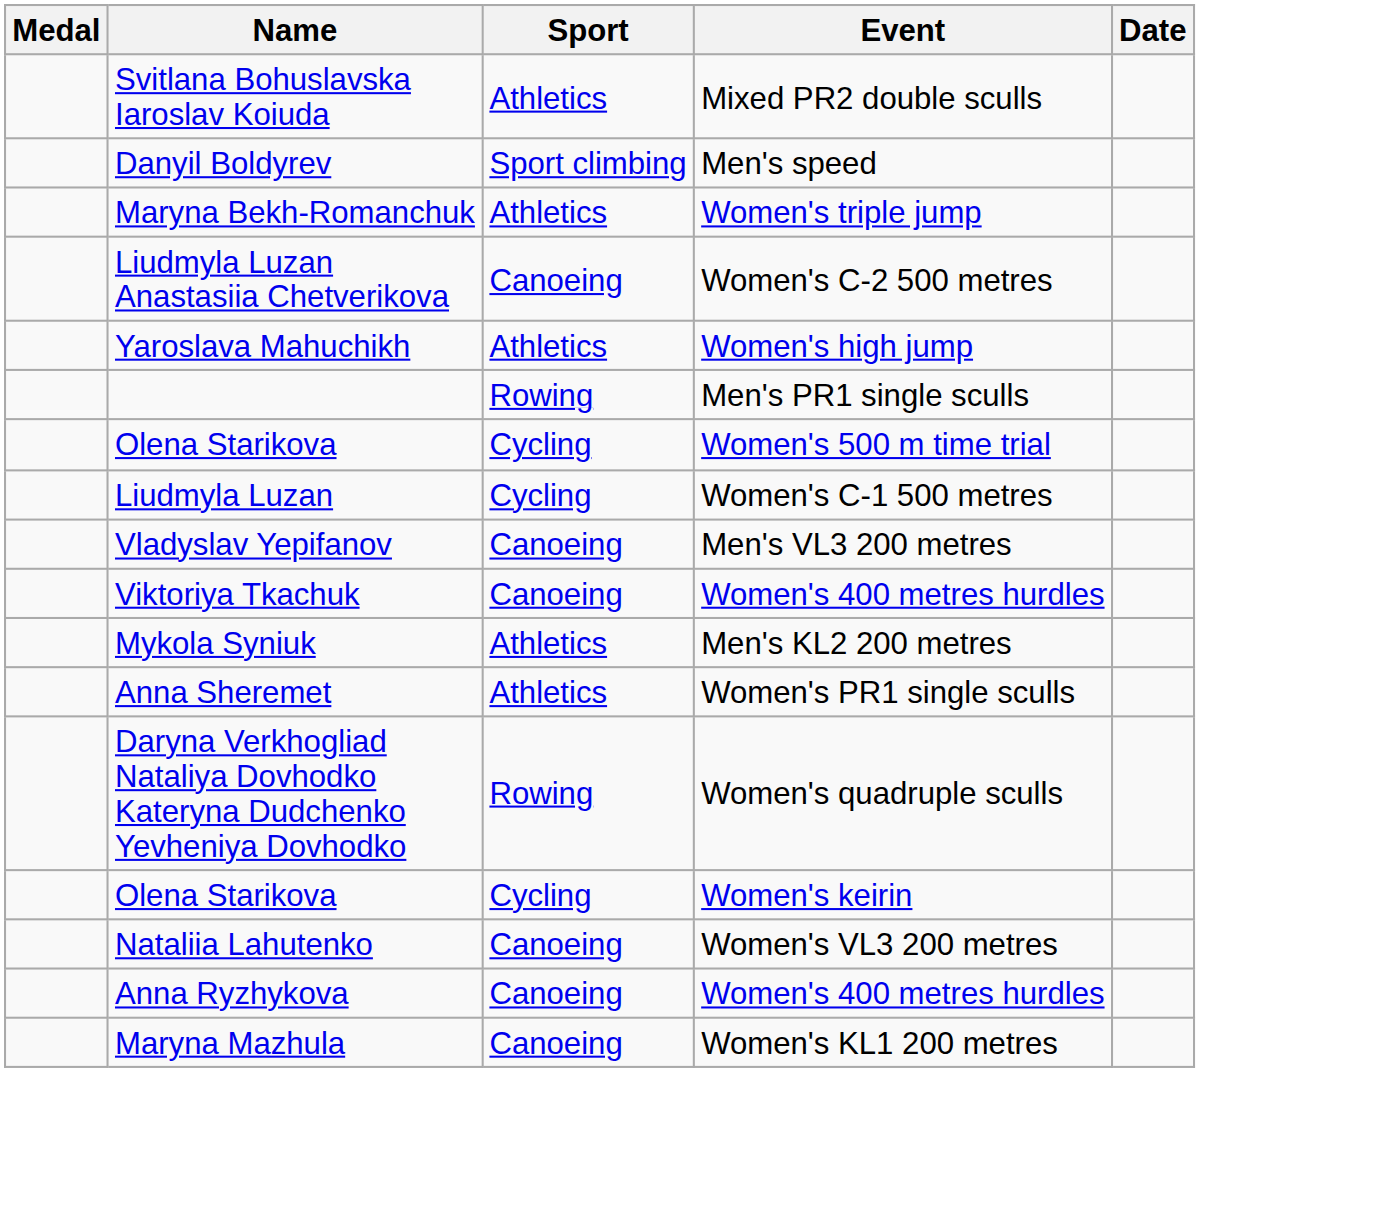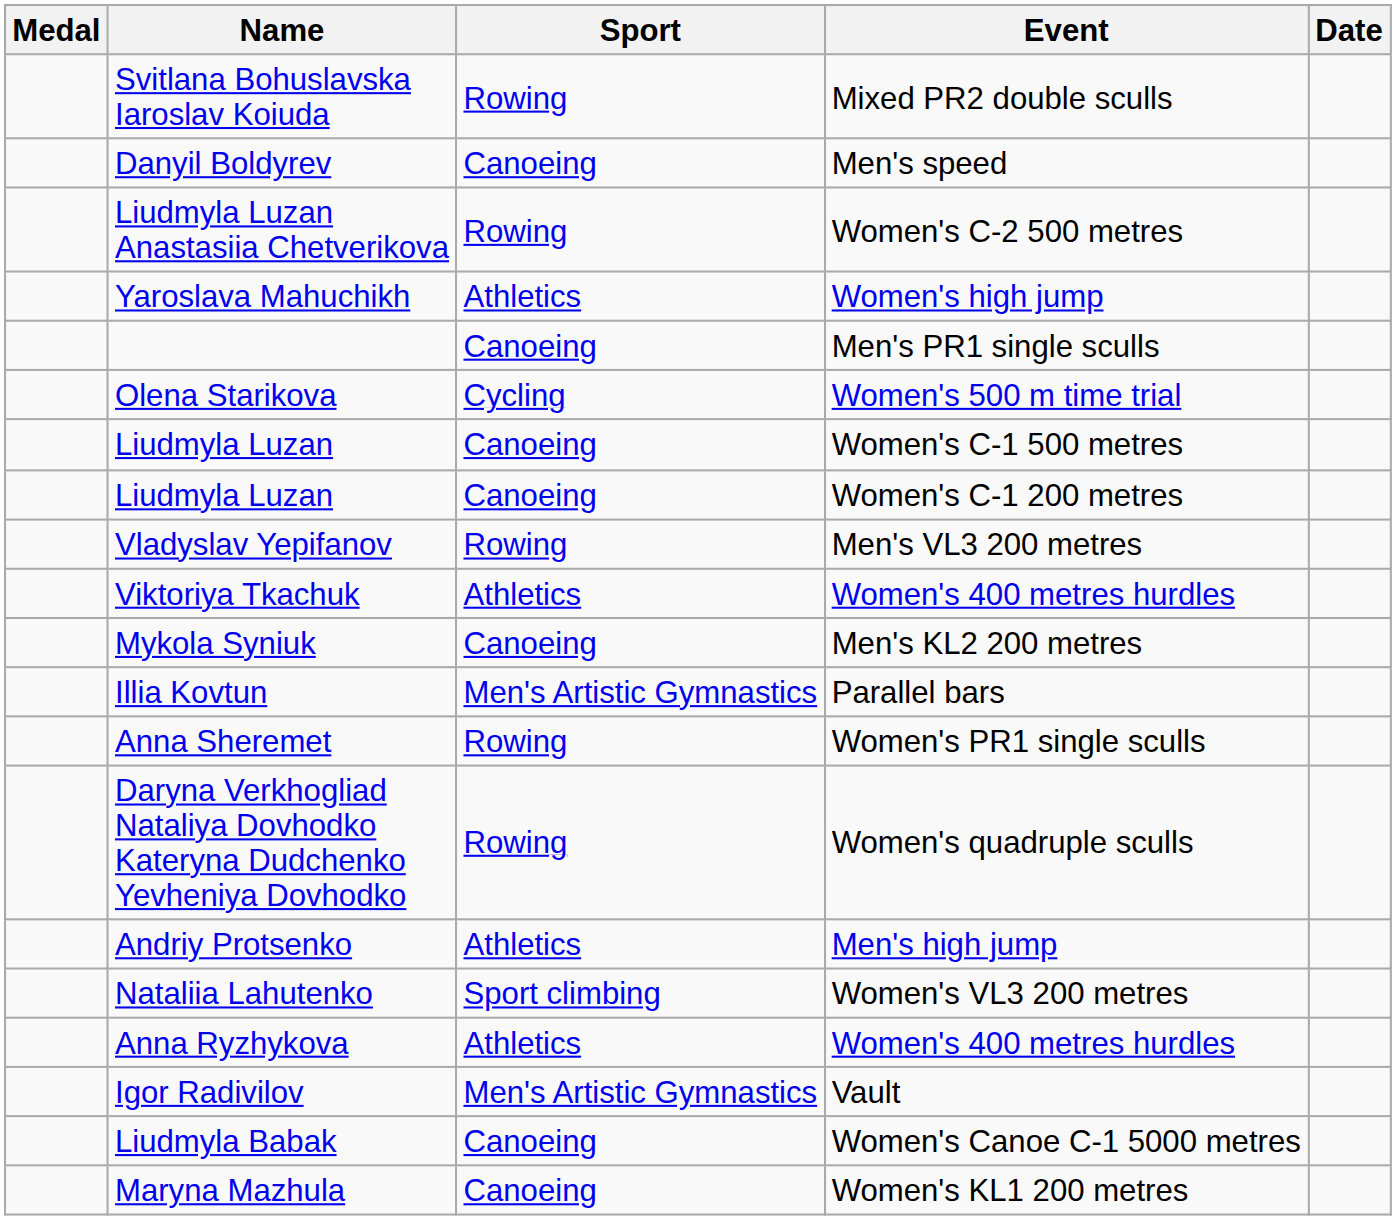(548, 97) Athletics -> (515, 97) Rowing
(588, 163) Sport climbing -> (530, 163) Canoeing
- row: (295, 213)
(556, 279) Canoeing -> (515, 230) Rowing
(541, 396) Rowing -> (530, 346) Canoeing
(540, 494) Cycling -> (530, 445) Canoeing
+ row: (224, 494)
(556, 544) Canoeing -> (515, 544) Rowing
(556, 593) Canoeing -> (522, 593) Athletics
(548, 642) Athletics -> (530, 642) Canoeing
+ row: (191, 692)
(548, 692) Athletics -> (515, 741) Rowing
- row: (226, 895)
+ row: (234, 944)
(556, 944) Canoeing -> (562, 993) Sport climbing
(556, 993) Canoeing -> (522, 1043) Athletics
+ row: (209, 1092)
+ row: (226, 1141)
